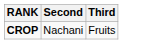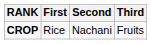+ column: (55, 13)
